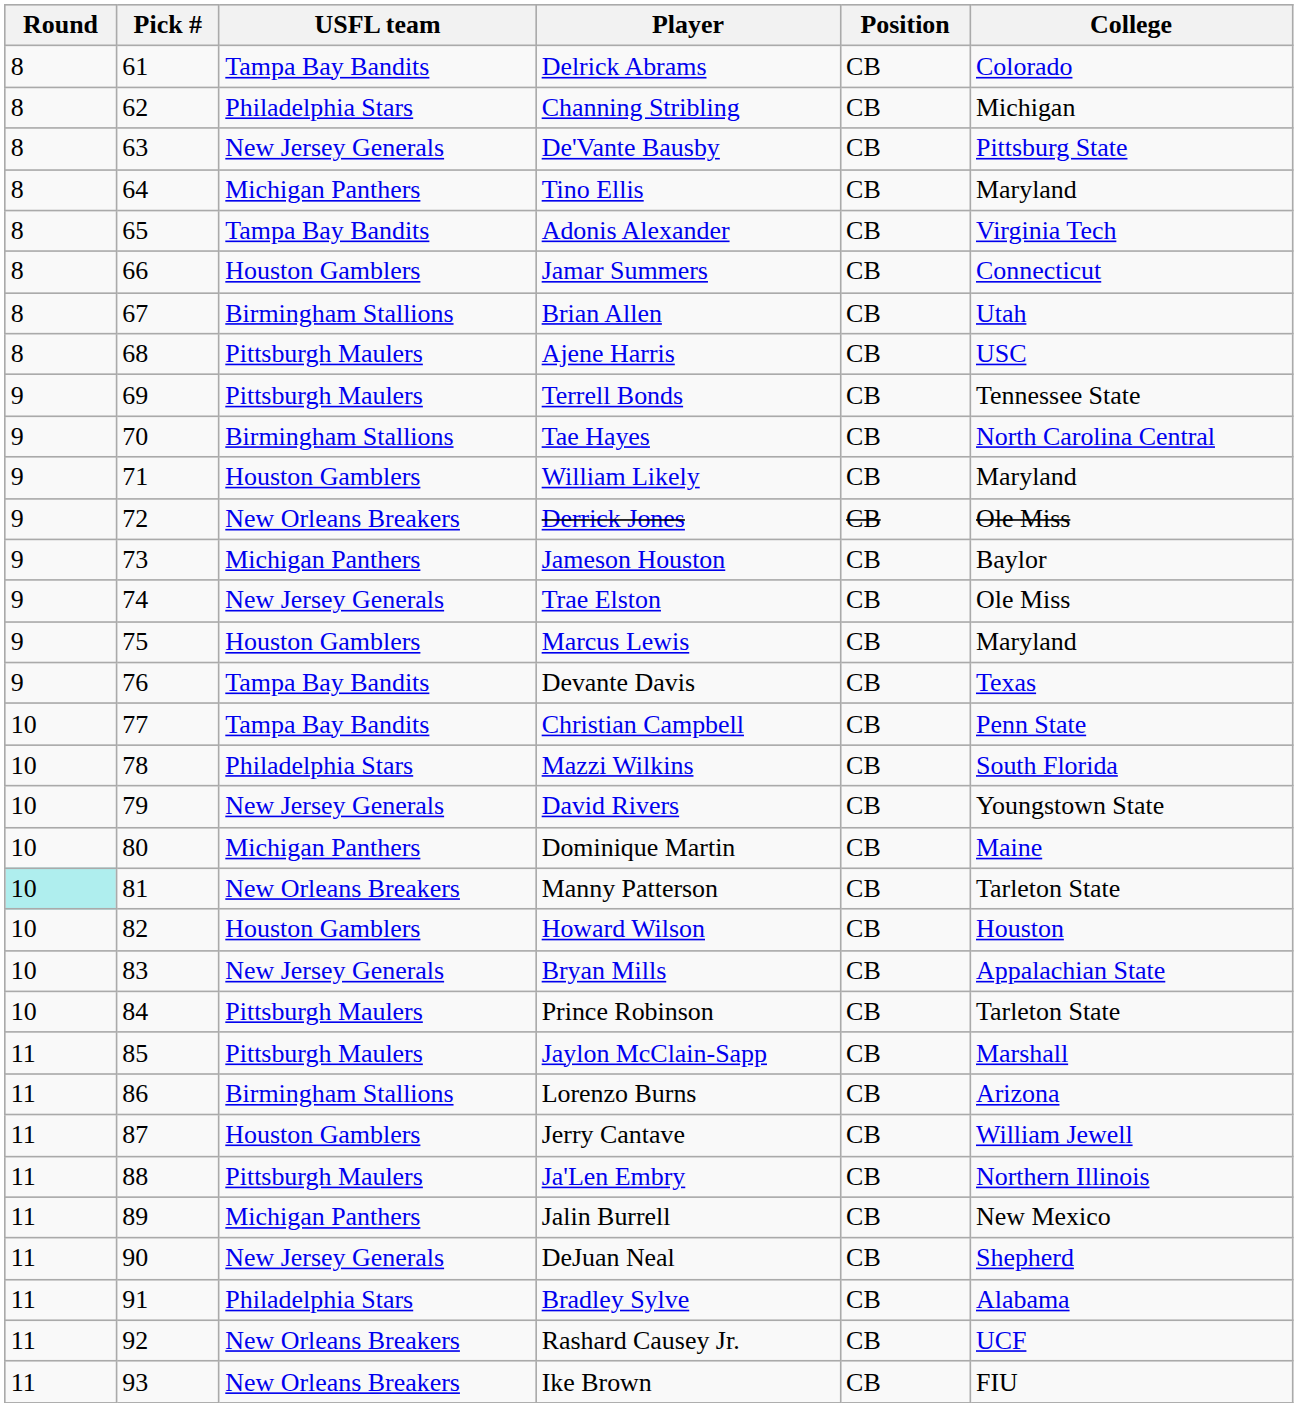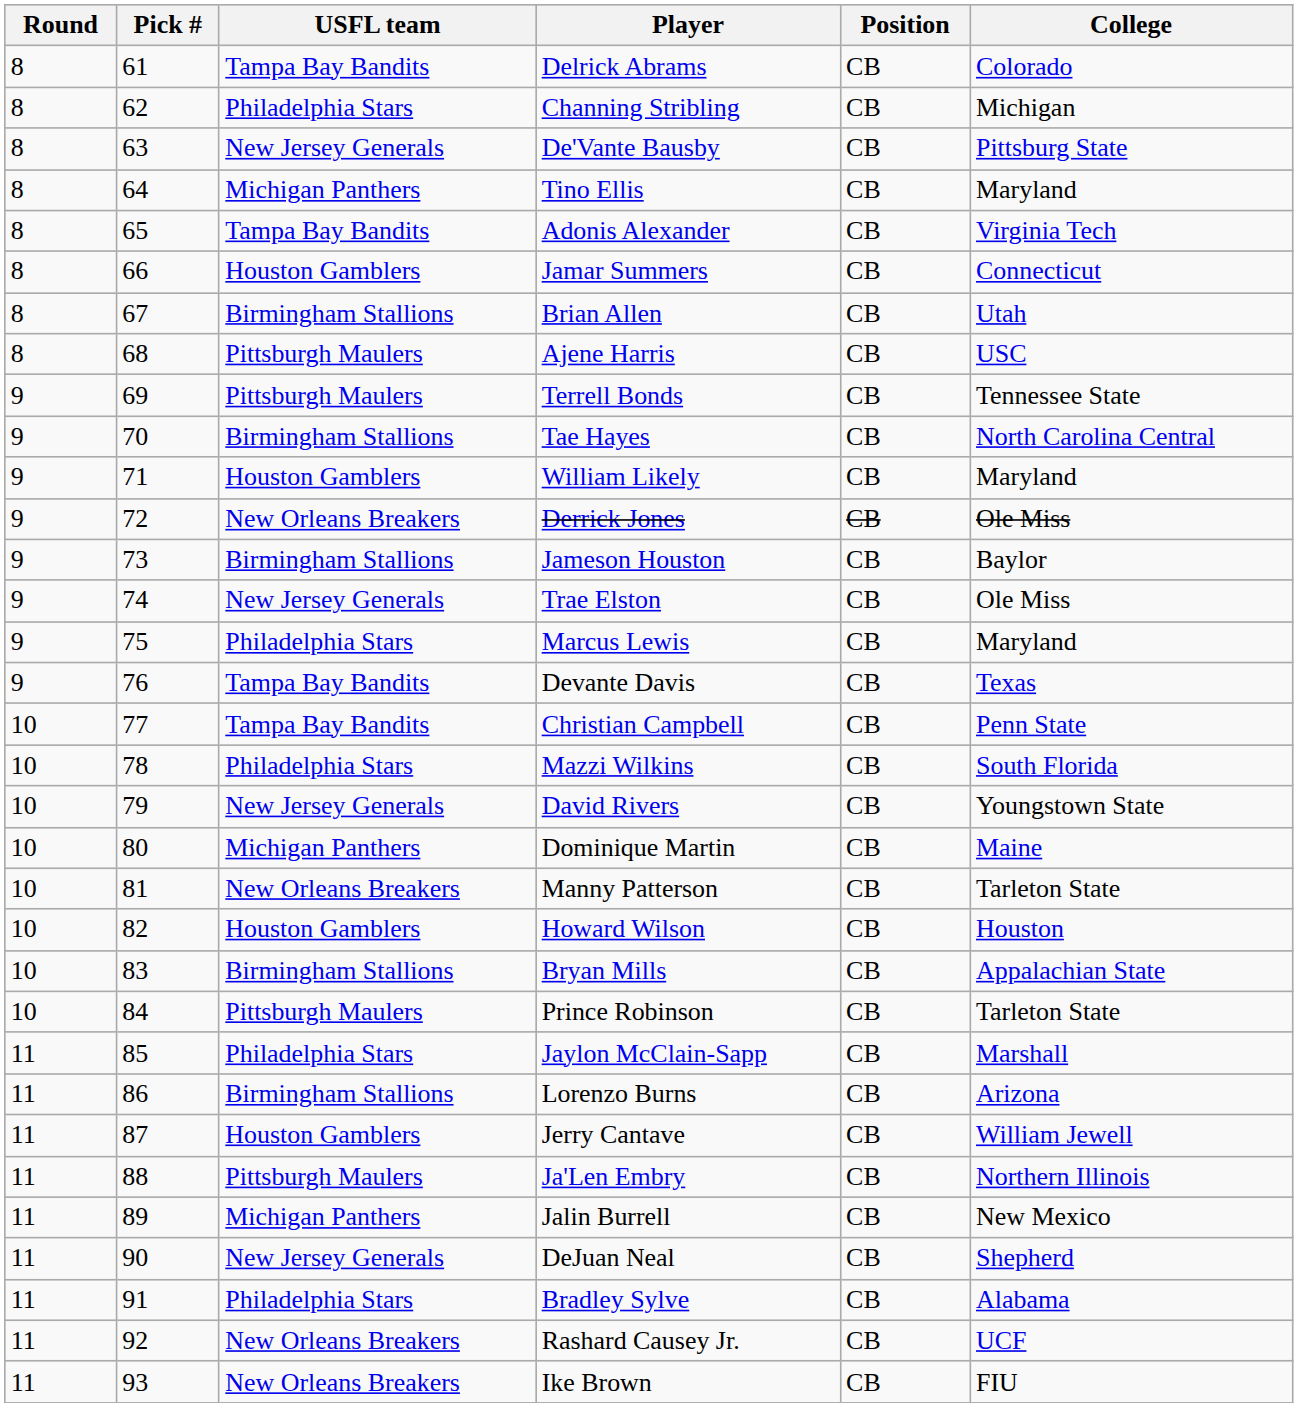(323, 559) Michigan Panthers -> (339, 559) Birmingham Stallions
(323, 641) Houston Gamblers -> (319, 641) Philadelphia Stars
(24, 888) paleturquoise background -> (24, 888) no background
(335, 970) New Jersey Generals -> (339, 970) Birmingham Stallions
(324, 1052) Pittsburgh Maulers -> (319, 1052) Philadelphia Stars
